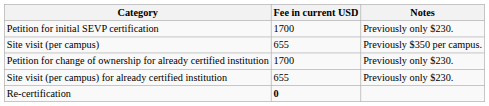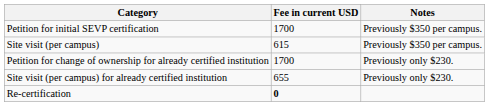(408, 28) Previously only $230. -> (423, 28) Previously $350 per campus.
(281, 45) 655 -> (281, 45) 615
